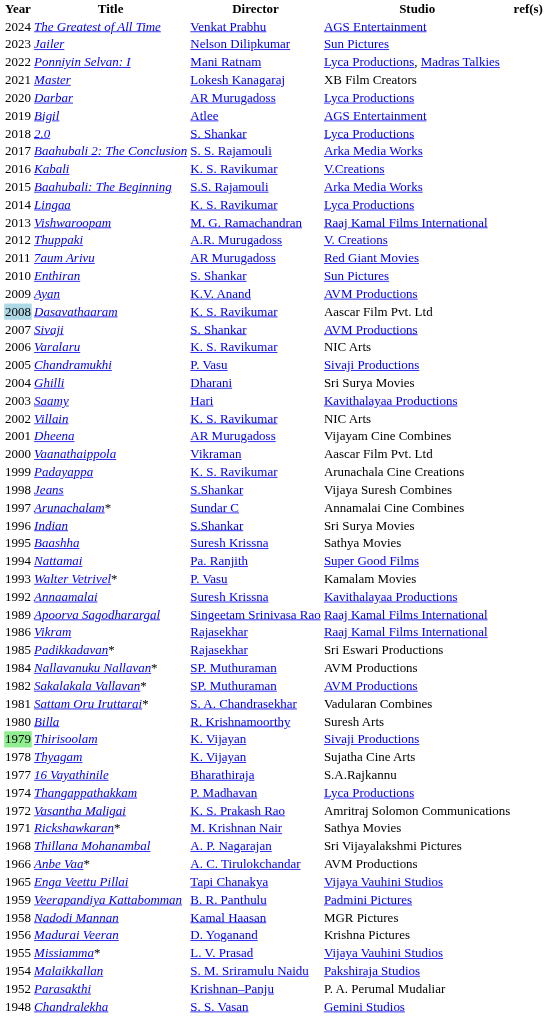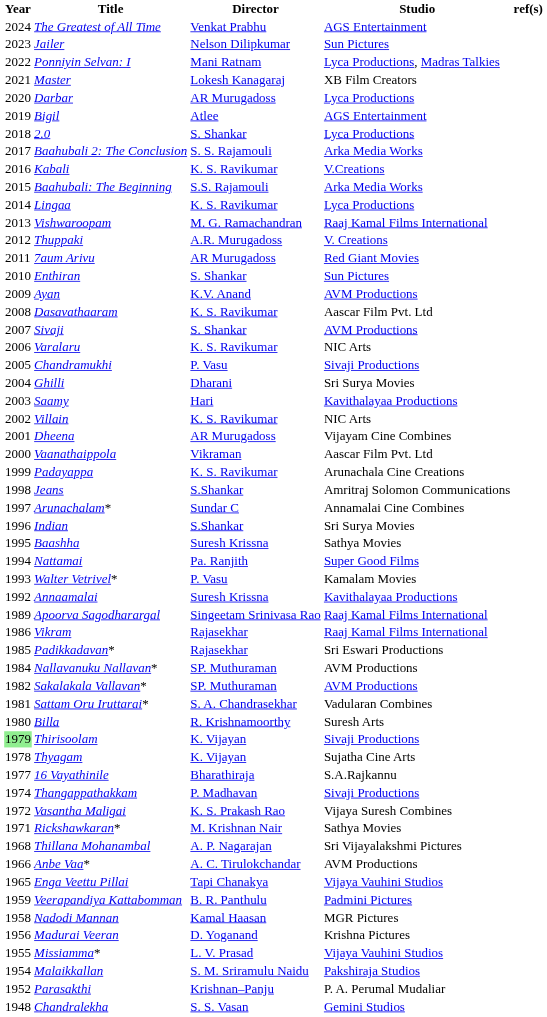(18, 311) lightblue background -> (18, 311) no background
(388, 489) Vijaya Suresh Combines -> (417, 489) Amritraj Solomon Communications
(369, 792) Lyca Productions -> (372, 792) Sivaji Productions
(417, 810) Amritraj Solomon Communications -> (388, 810) Vijaya Suresh Combines
